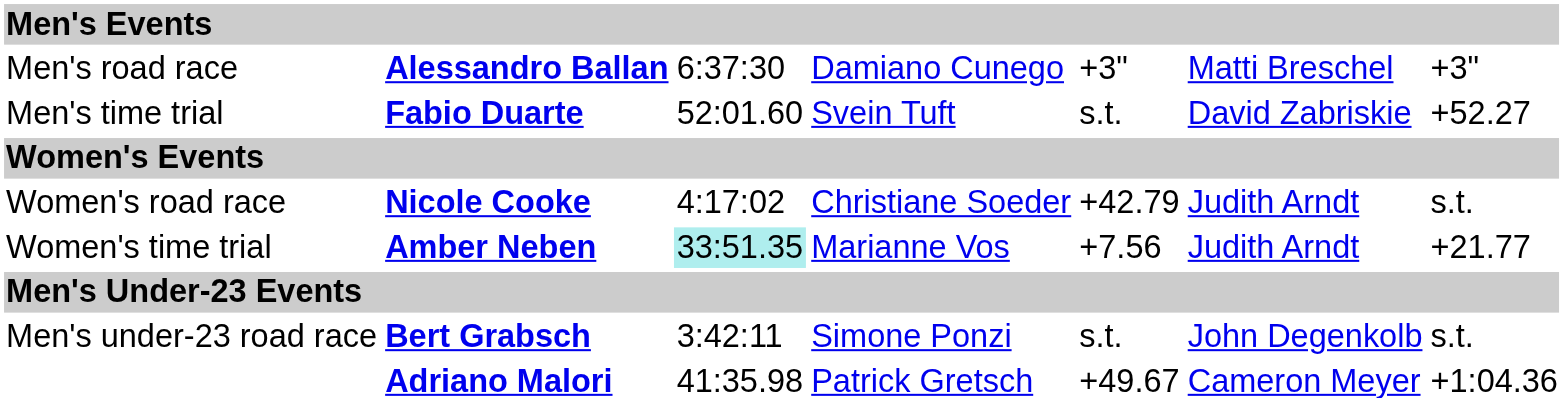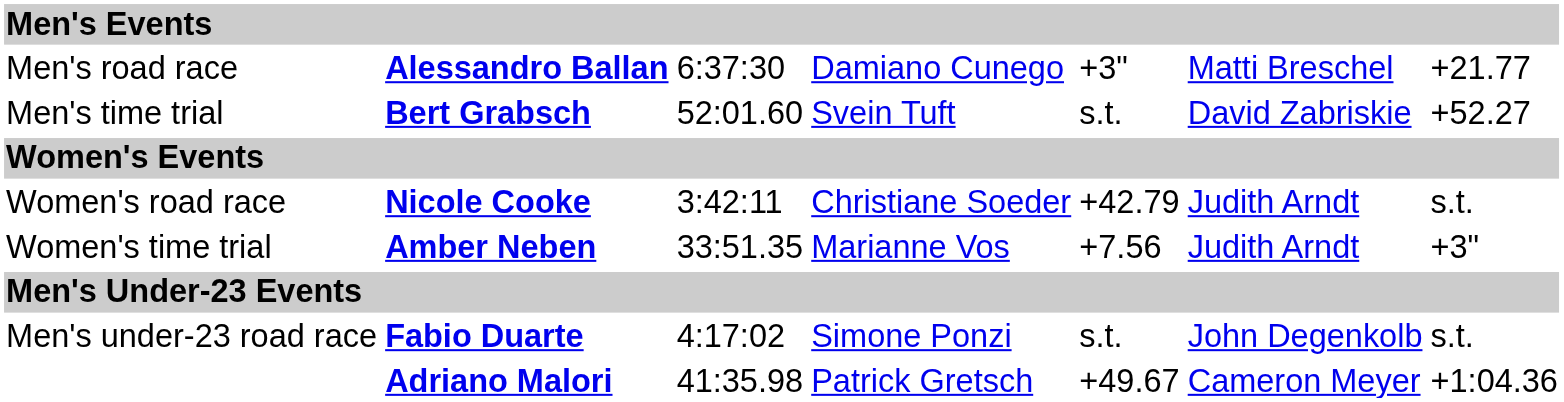(1455, 68) +3" -> (1481, 68) +21.77
(484, 113) Fabio Duarte -> (488, 113) Bert Grabsch
(731, 202) 4:17:02 -> (730, 202) 3:42:11
(740, 247) paleturquoise background -> (740, 247) no background
(1481, 247) +21.77 -> (1455, 247) +3"
(488, 336) Bert Grabsch -> (484, 336) Fabio Duarte
(730, 336) 3:42:11 -> (731, 336) 4:17:02
